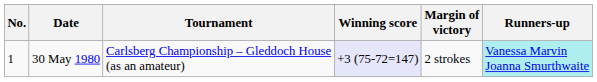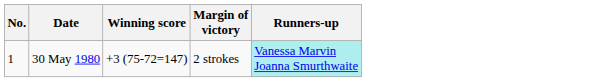- column: (219, 22)
(378, 58) lavender background -> (147, 58) no background
